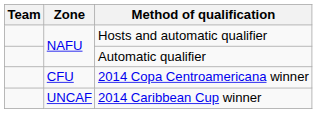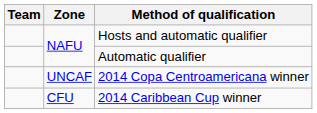(60, 77) CFU -> (69, 77) UNCAF
(69, 98) UNCAF -> (60, 98) CFU
